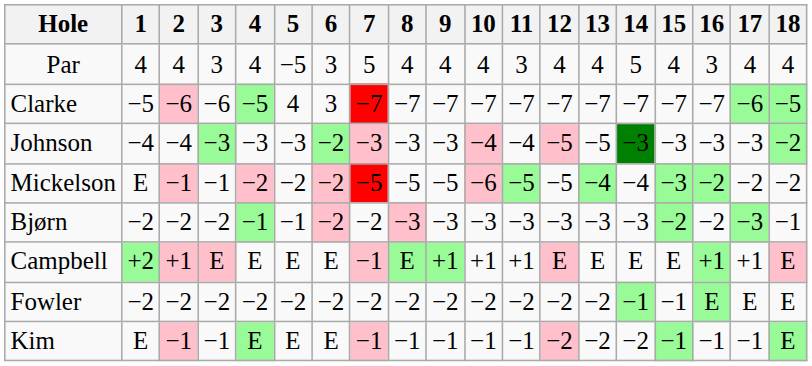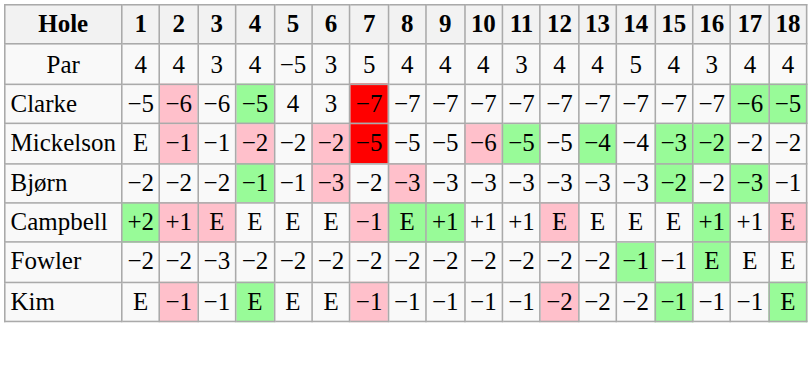- row: (51, 143)
(331, 222) −2 -> (331, 182) −3
(217, 301) −2 -> (217, 261) −3
